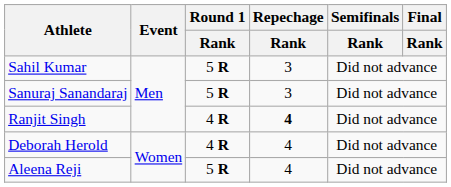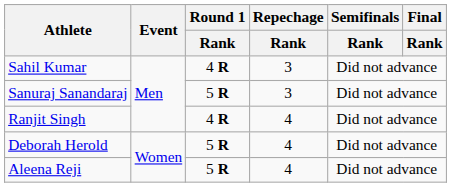(217, 68) 5 R -> (217, 68) 4 R
(288, 119) bold -> (288, 119) normal
(217, 144) 4 R -> (217, 144) 5 R
